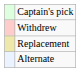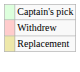- row: (36, 59)
